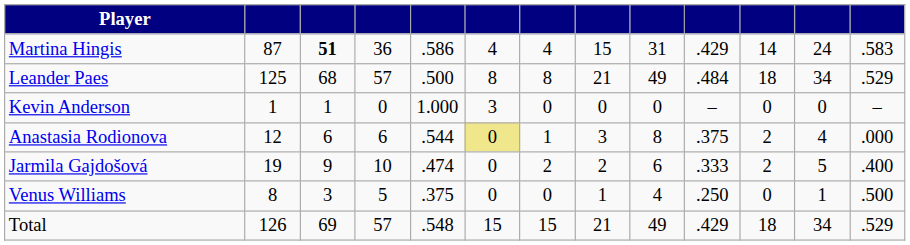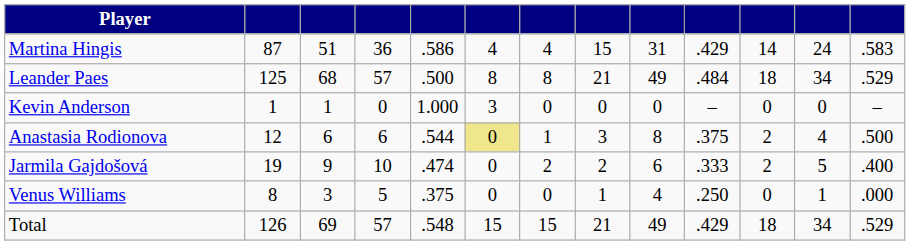(328, 48) bold -> (328, 48) normal
(877, 136) .000 -> (877, 136) .500
(877, 195) .500 -> (877, 195) .000
